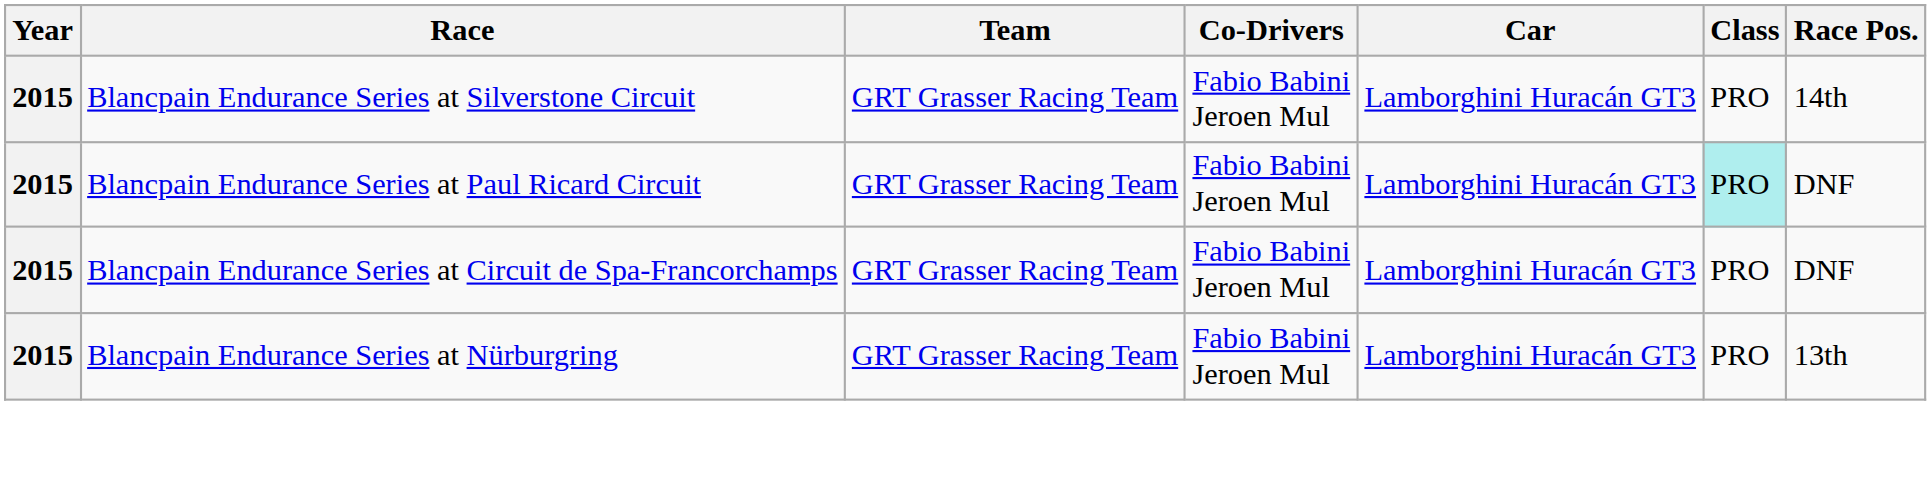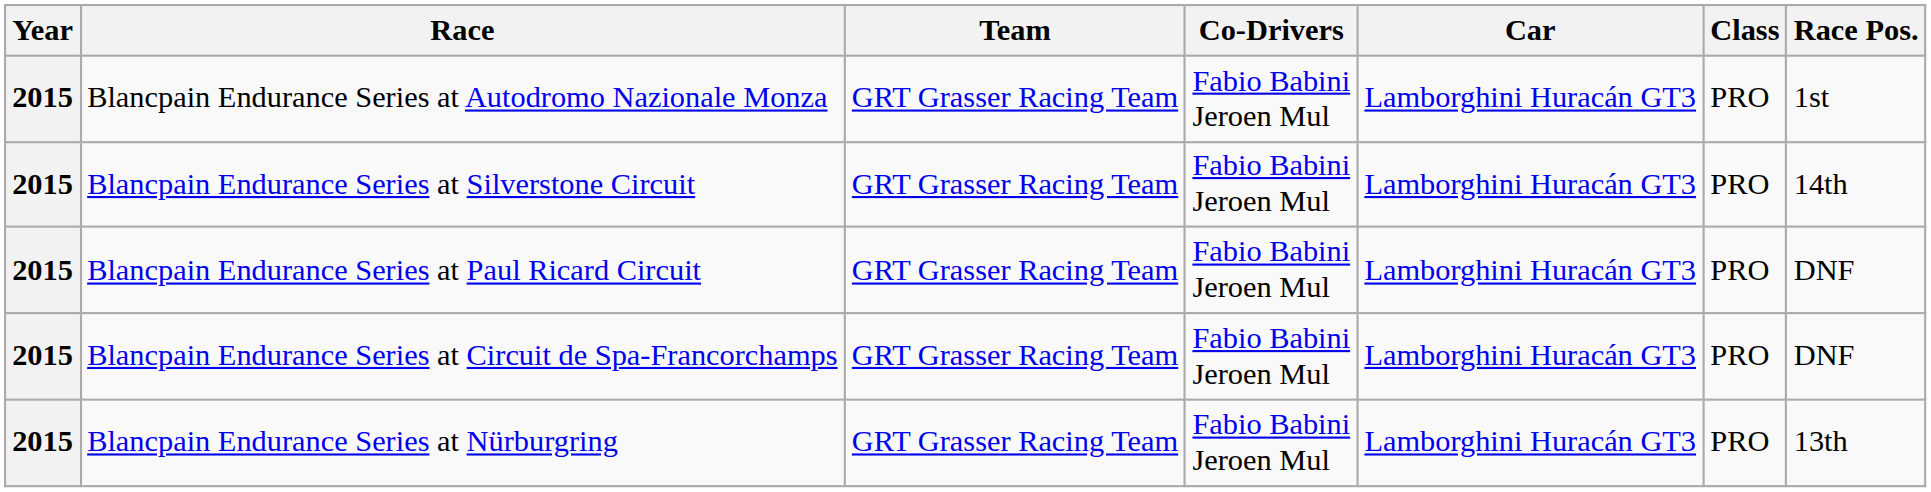+ row: (457, 97)
(1740, 183) paleturquoise background -> (1740, 269) no background
